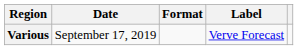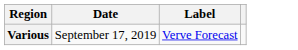- column: (182, 14)
